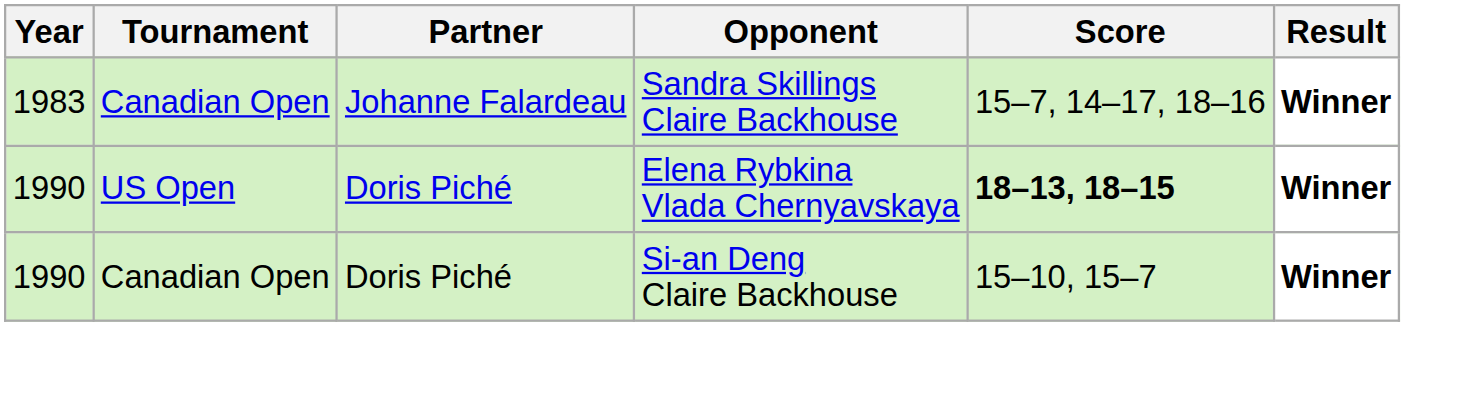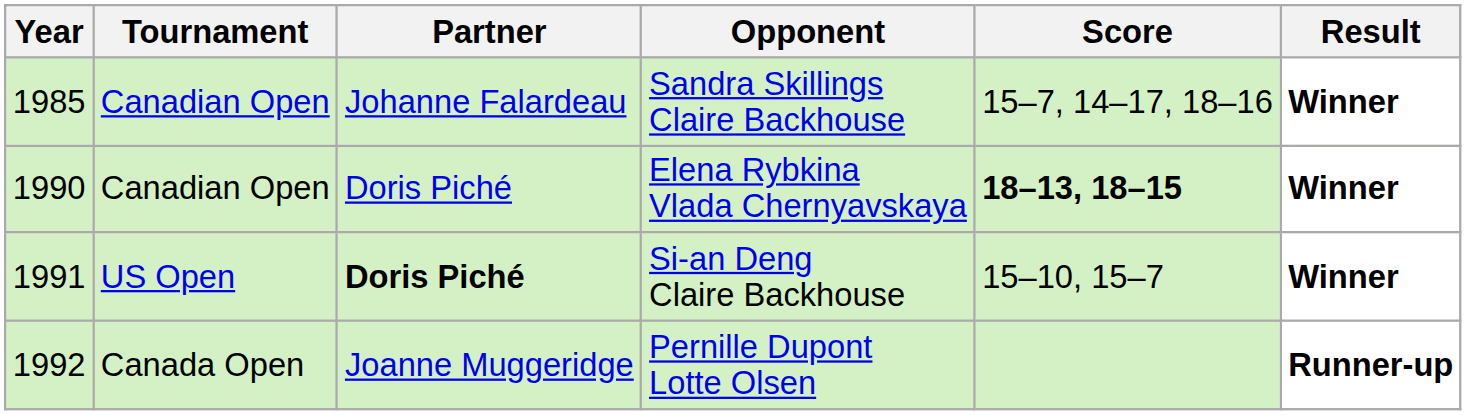(49, 101) 1983 -> (49, 101) 1985
(168, 189) US Open -> (215, 189) Canadian Open
(49, 277) 1990 -> (49, 277) 1991
(215, 277) Canadian Open -> (168, 277) US Open
(428, 277) normal -> (435, 277) bold
+ row: (761, 365)
